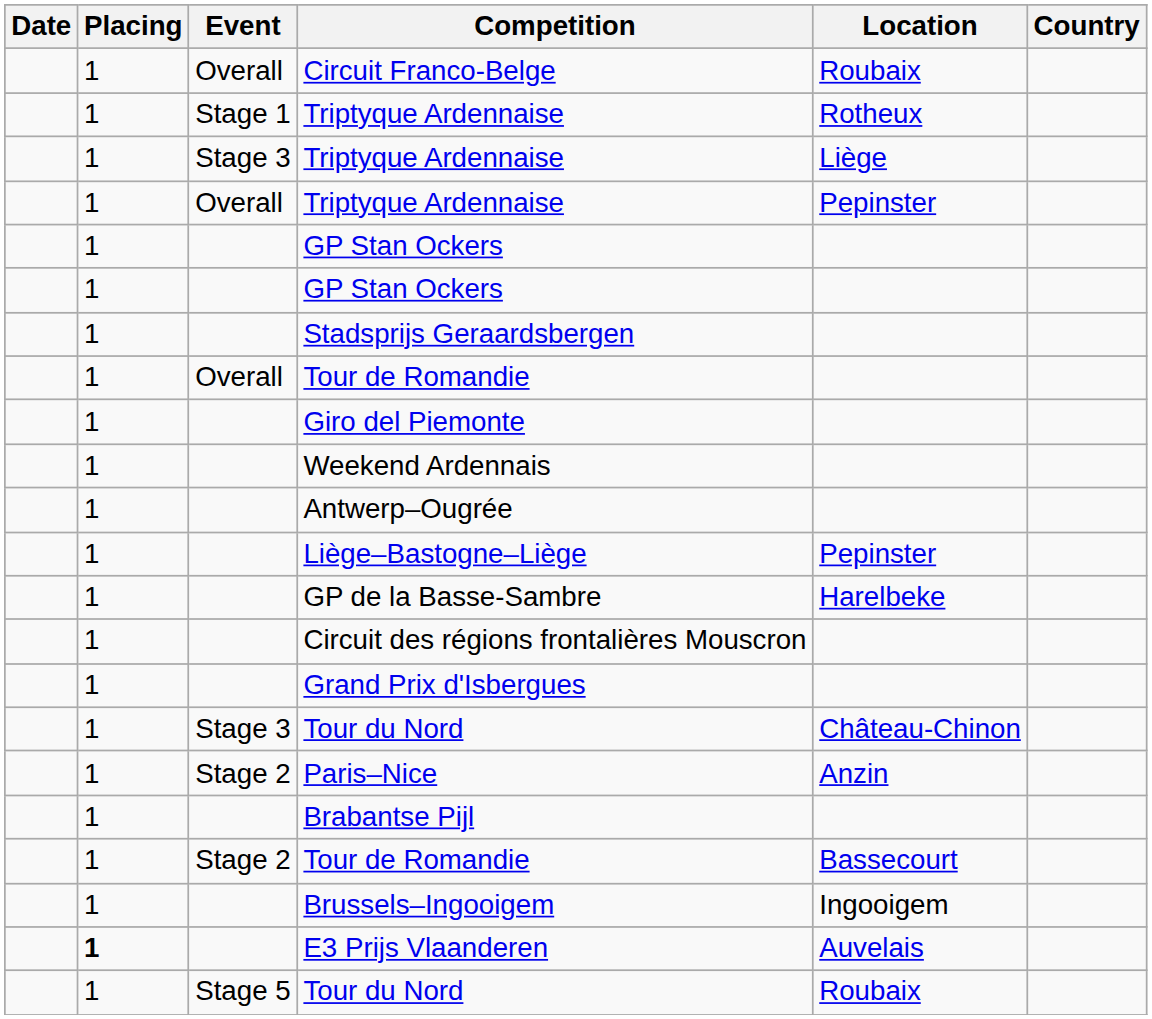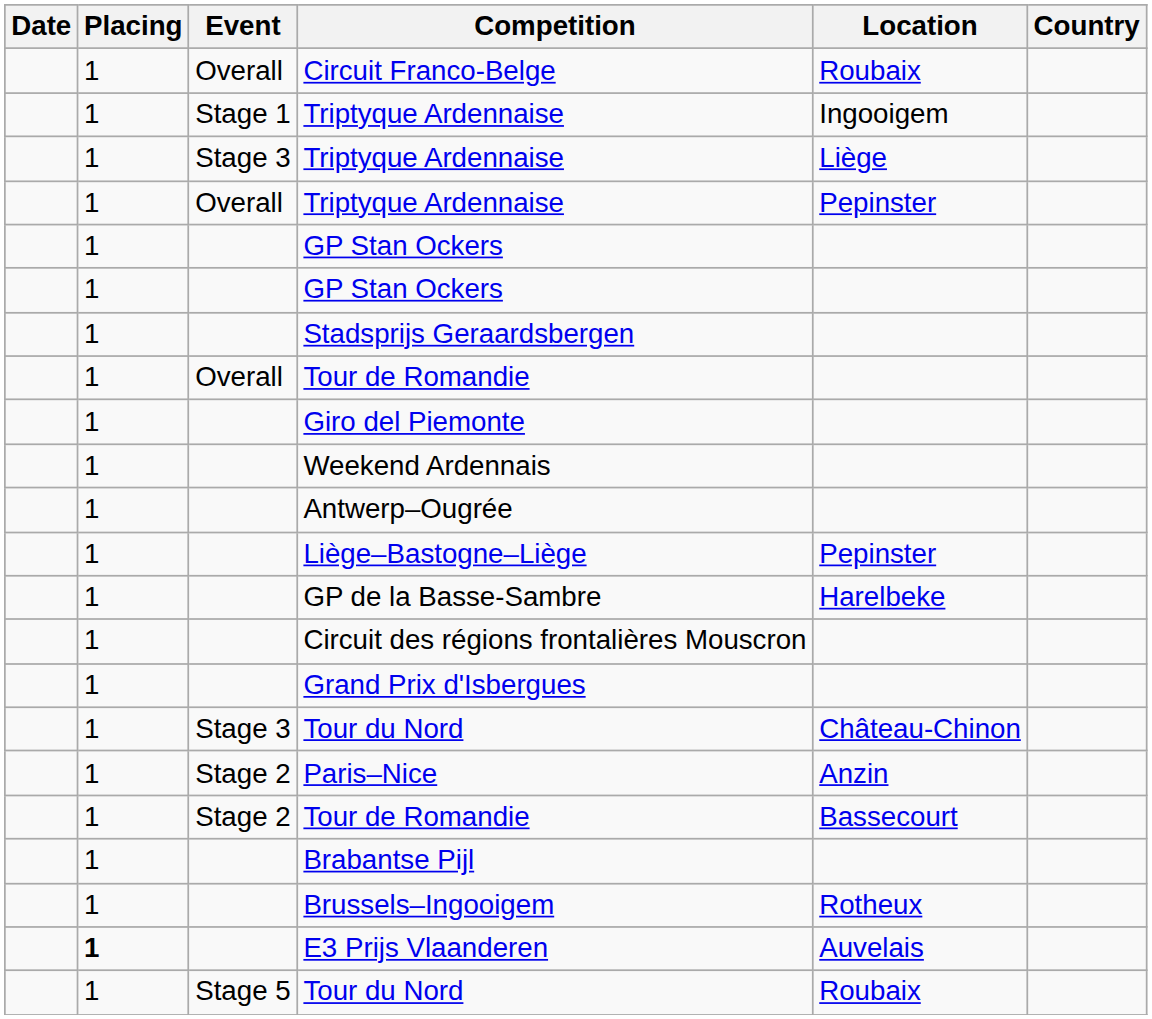(871, 114) Rotheux -> (884, 114) Ingooigem
rows swapped: (243, 817) <-> (243, 860)
(884, 904) Ingooigem -> (871, 904) Rotheux
